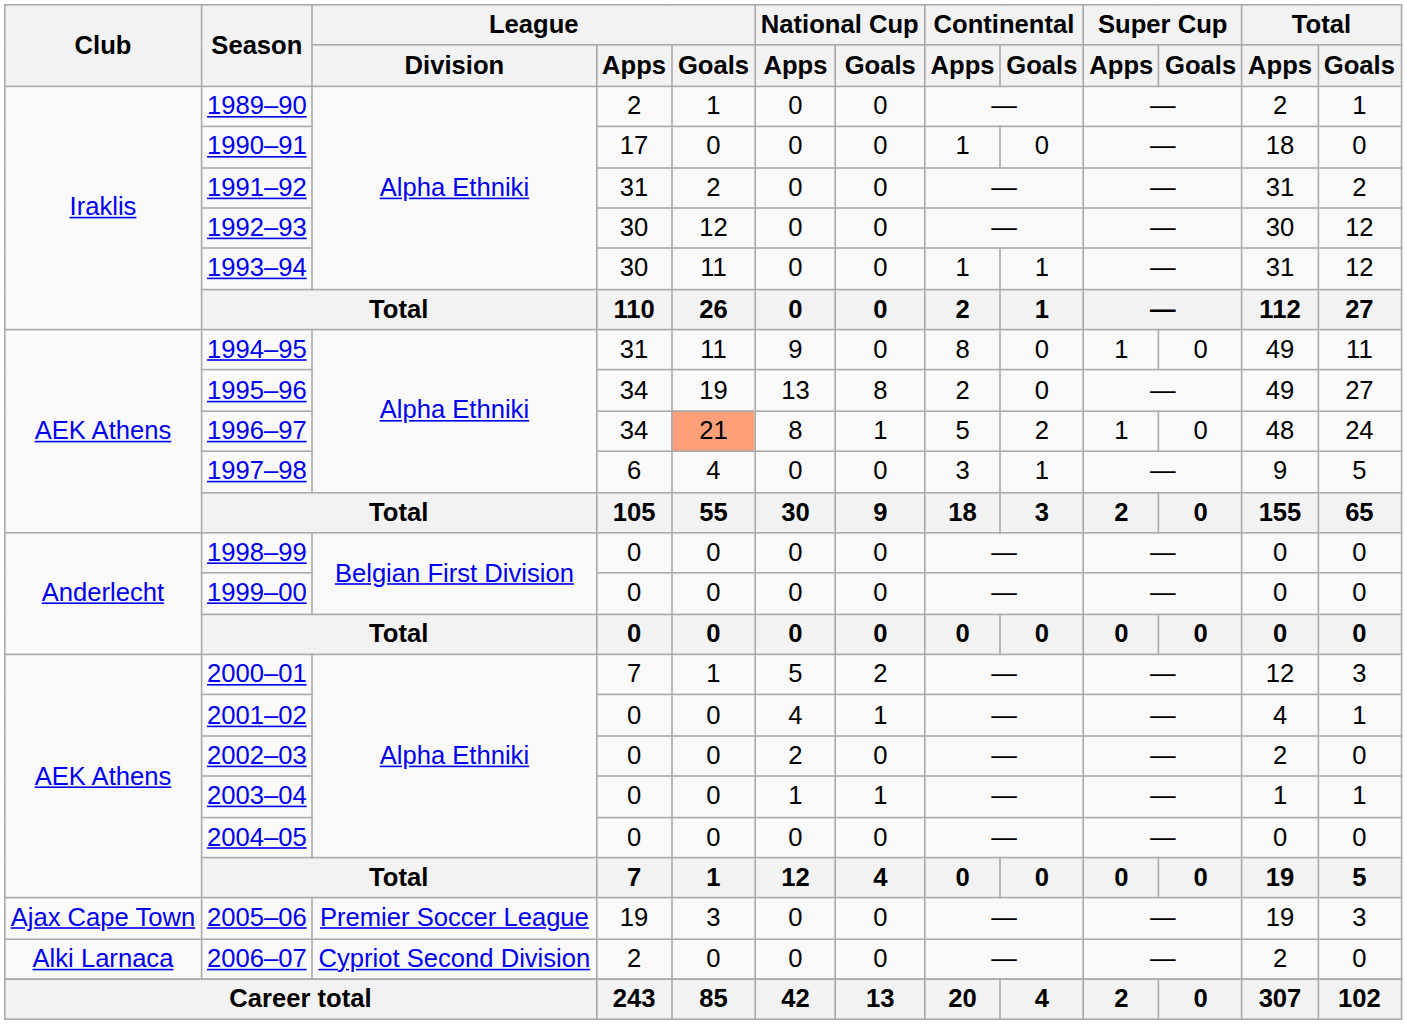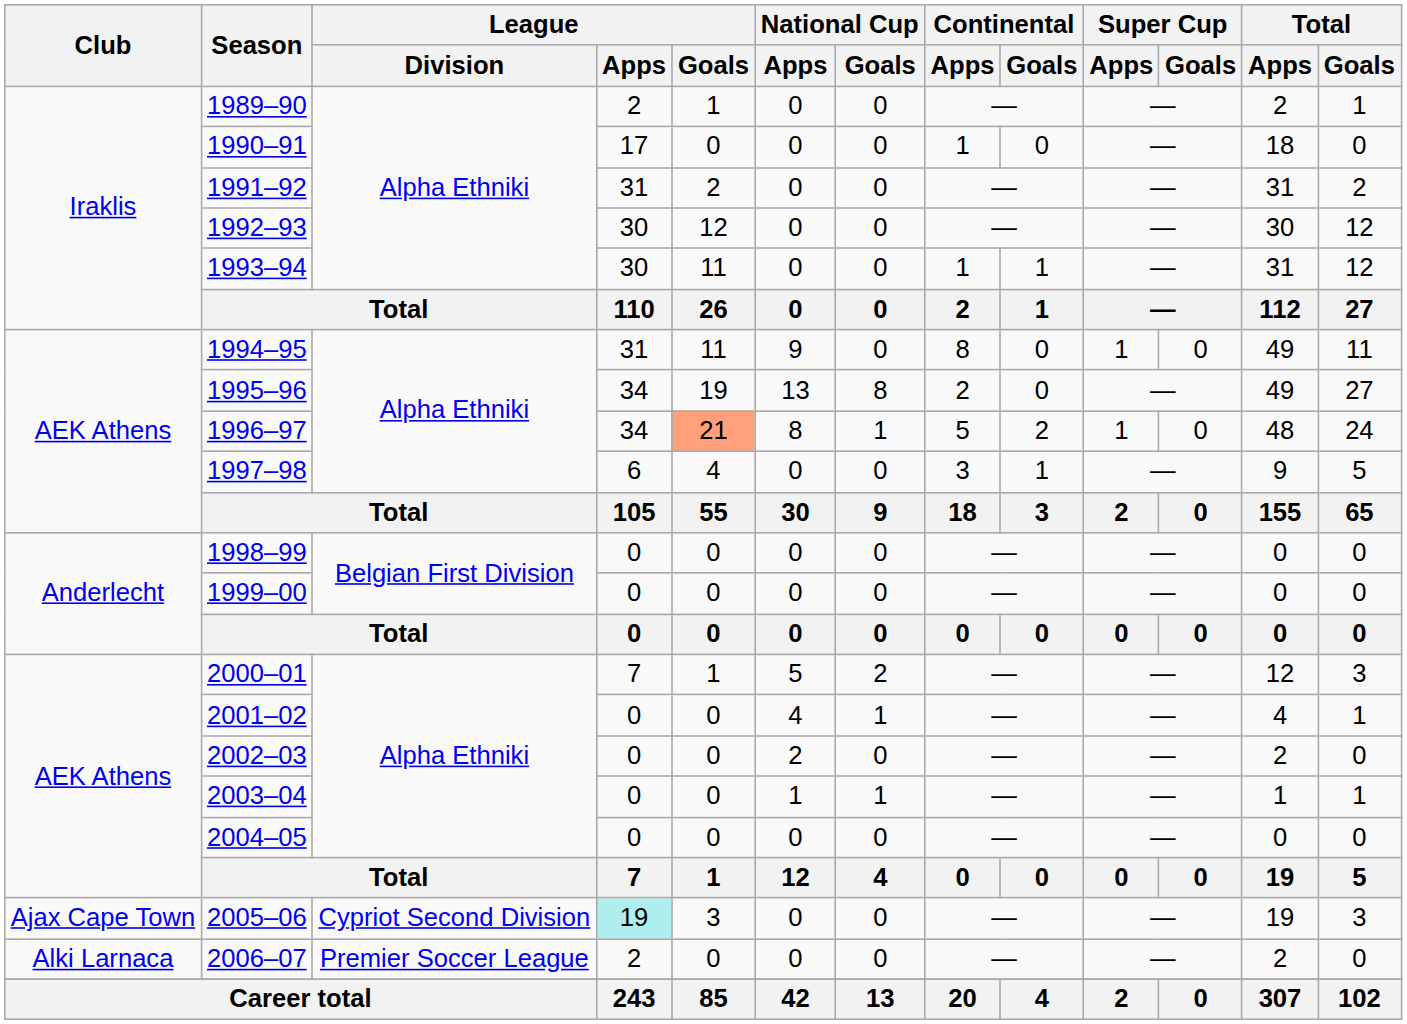(454, 918) Premier Soccer League -> (454, 918) Cypriot Second Division
(634, 918) no background -> (634, 918) paleturquoise background
(454, 958) Cypriot Second Division -> (454, 958) Premier Soccer League
